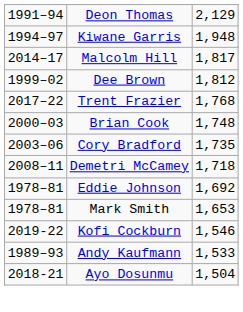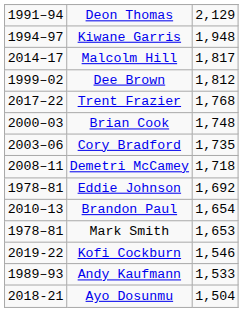+ row: (129, 210)
